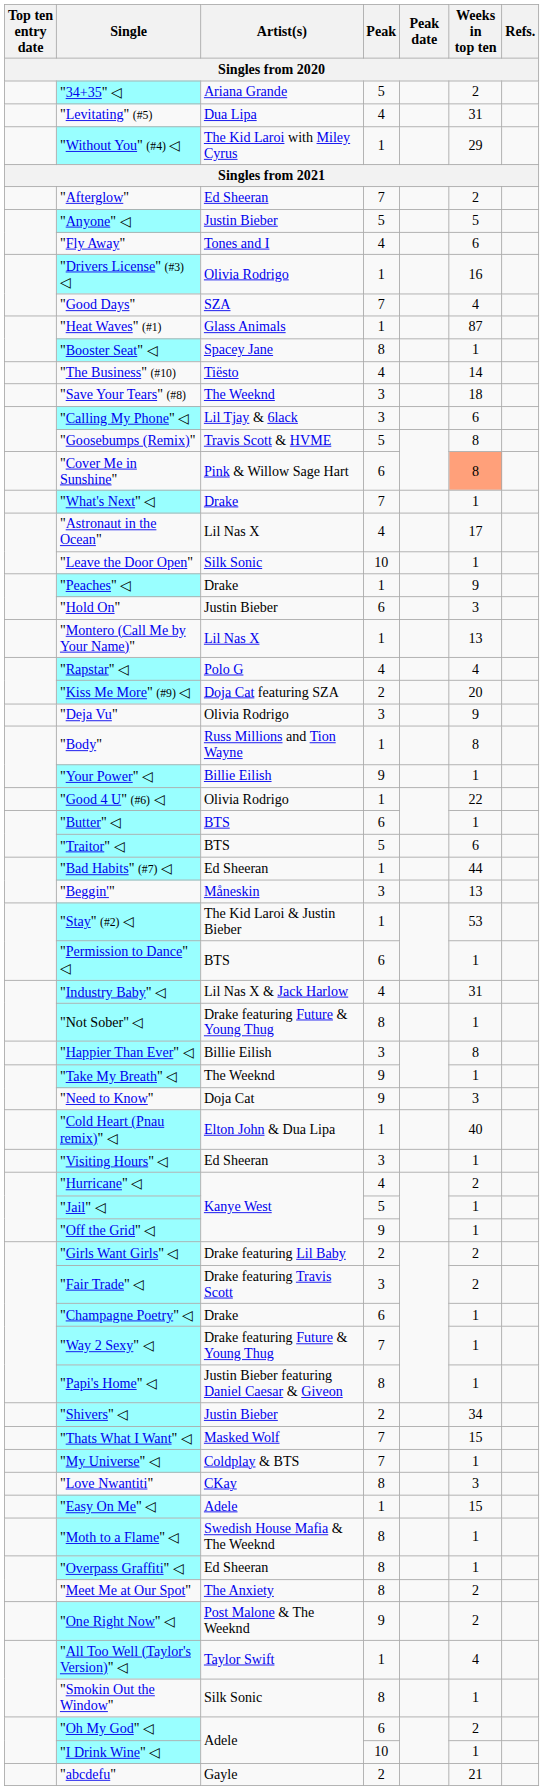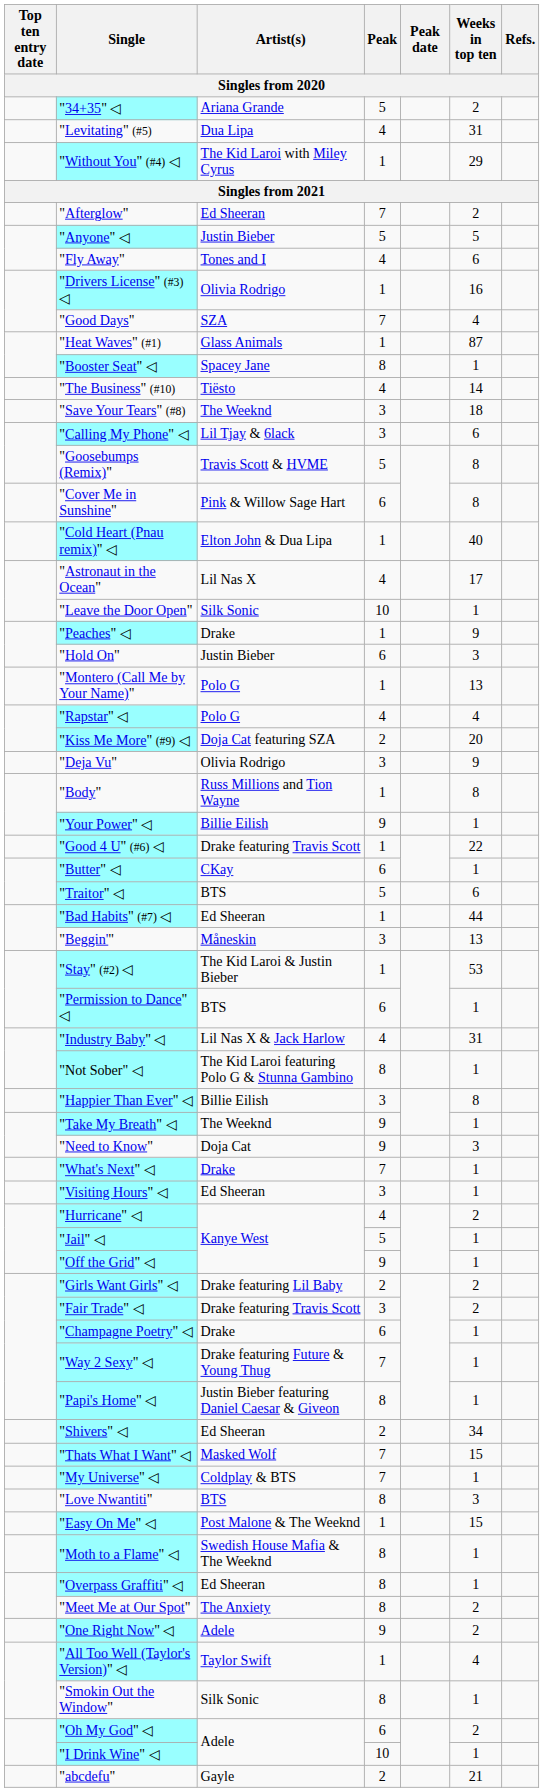(476, 470) lightsalmon background -> (476, 502) no background
rows swapped: (107, 502) <-> (112, 1129)
(232, 638) Lil Nas X -> (220, 685) Polo G
(246, 799) Olivia Rodrigo -> (280, 846) Drake featuring Travis Scott
(217, 822) BTS -> (217, 869) CKay
(276, 1022) Drake featuring Future & Young Thug -> (277, 1069) The Kid Laroi featuring Polo G & Stunna Gambino
(241, 1414) Justin Bieber -> (233, 1431) Ed Sheeran
(220, 1483) CKay -> (213, 1500) BTS
(221, 1506) Adele -> (280, 1523) Post Malone & The Weeknd
(259, 1620) Post Malone & The Weeknd -> (217, 1630) Adele
